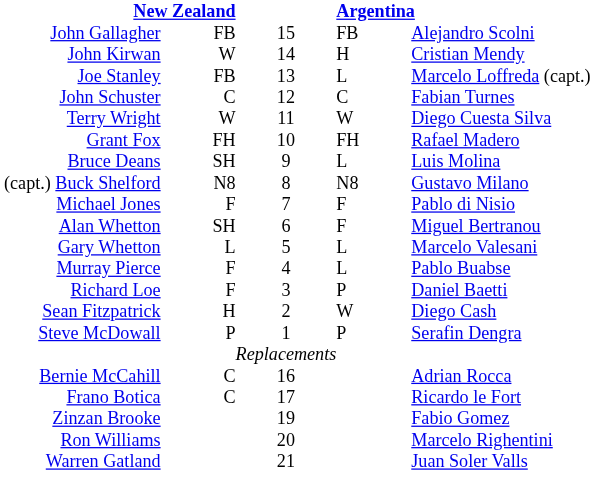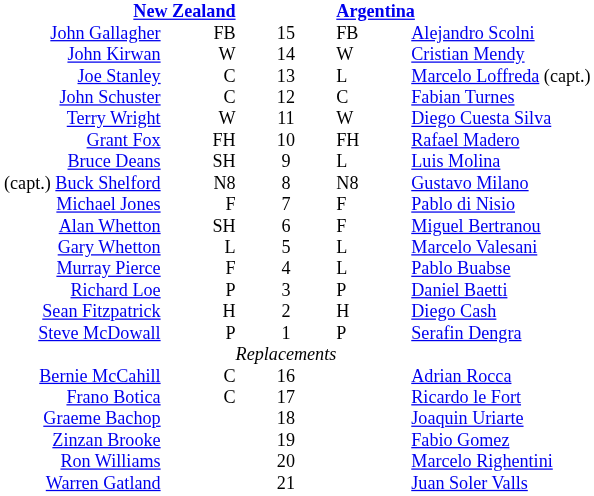(343, 54) H -> (345, 54) W
(224, 75) FB -> (230, 75) C
(231, 290) F -> (231, 290) P
(345, 311) W -> (343, 311) H
+ row: (102, 418)
